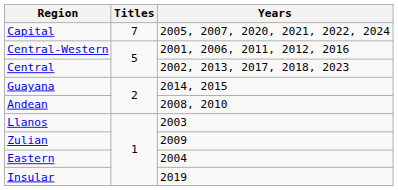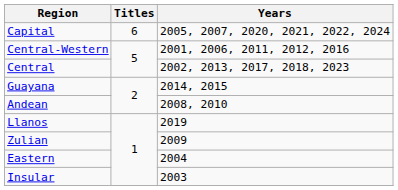(134, 32) 7 -> (134, 32) 6
(174, 123) 2003 -> (174, 123) 2019
(174, 177) 2019 -> (174, 177) 2003
